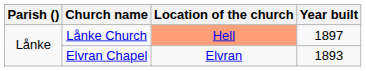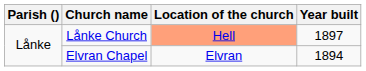(329, 55) 1893 -> (329, 55) 1894
